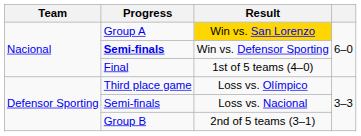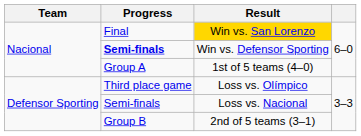(125, 31) Group A -> (116, 31) Final
(116, 67) Final -> (125, 67) Group A
